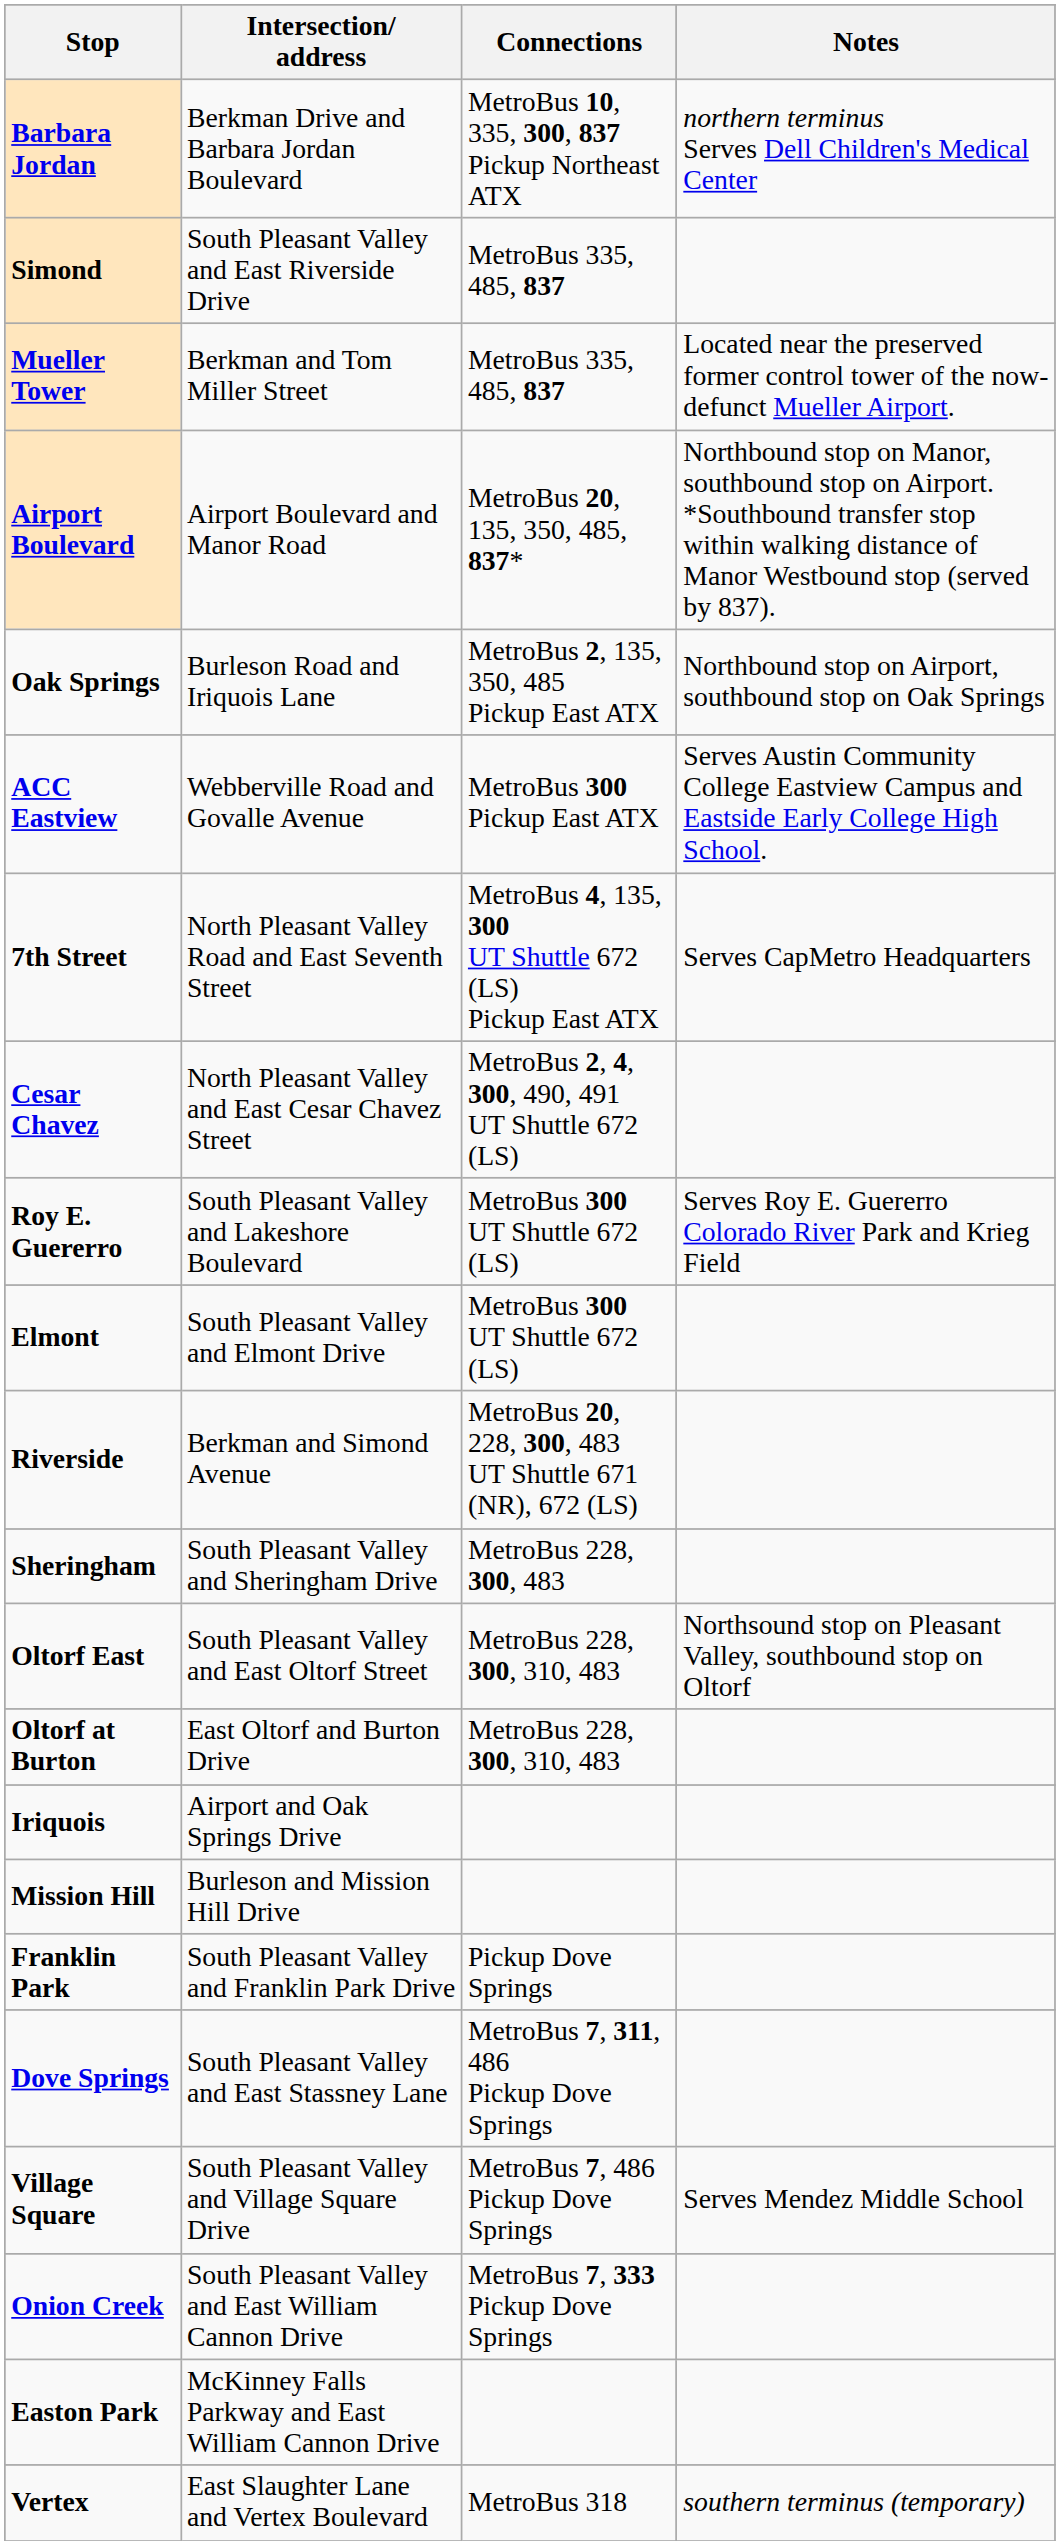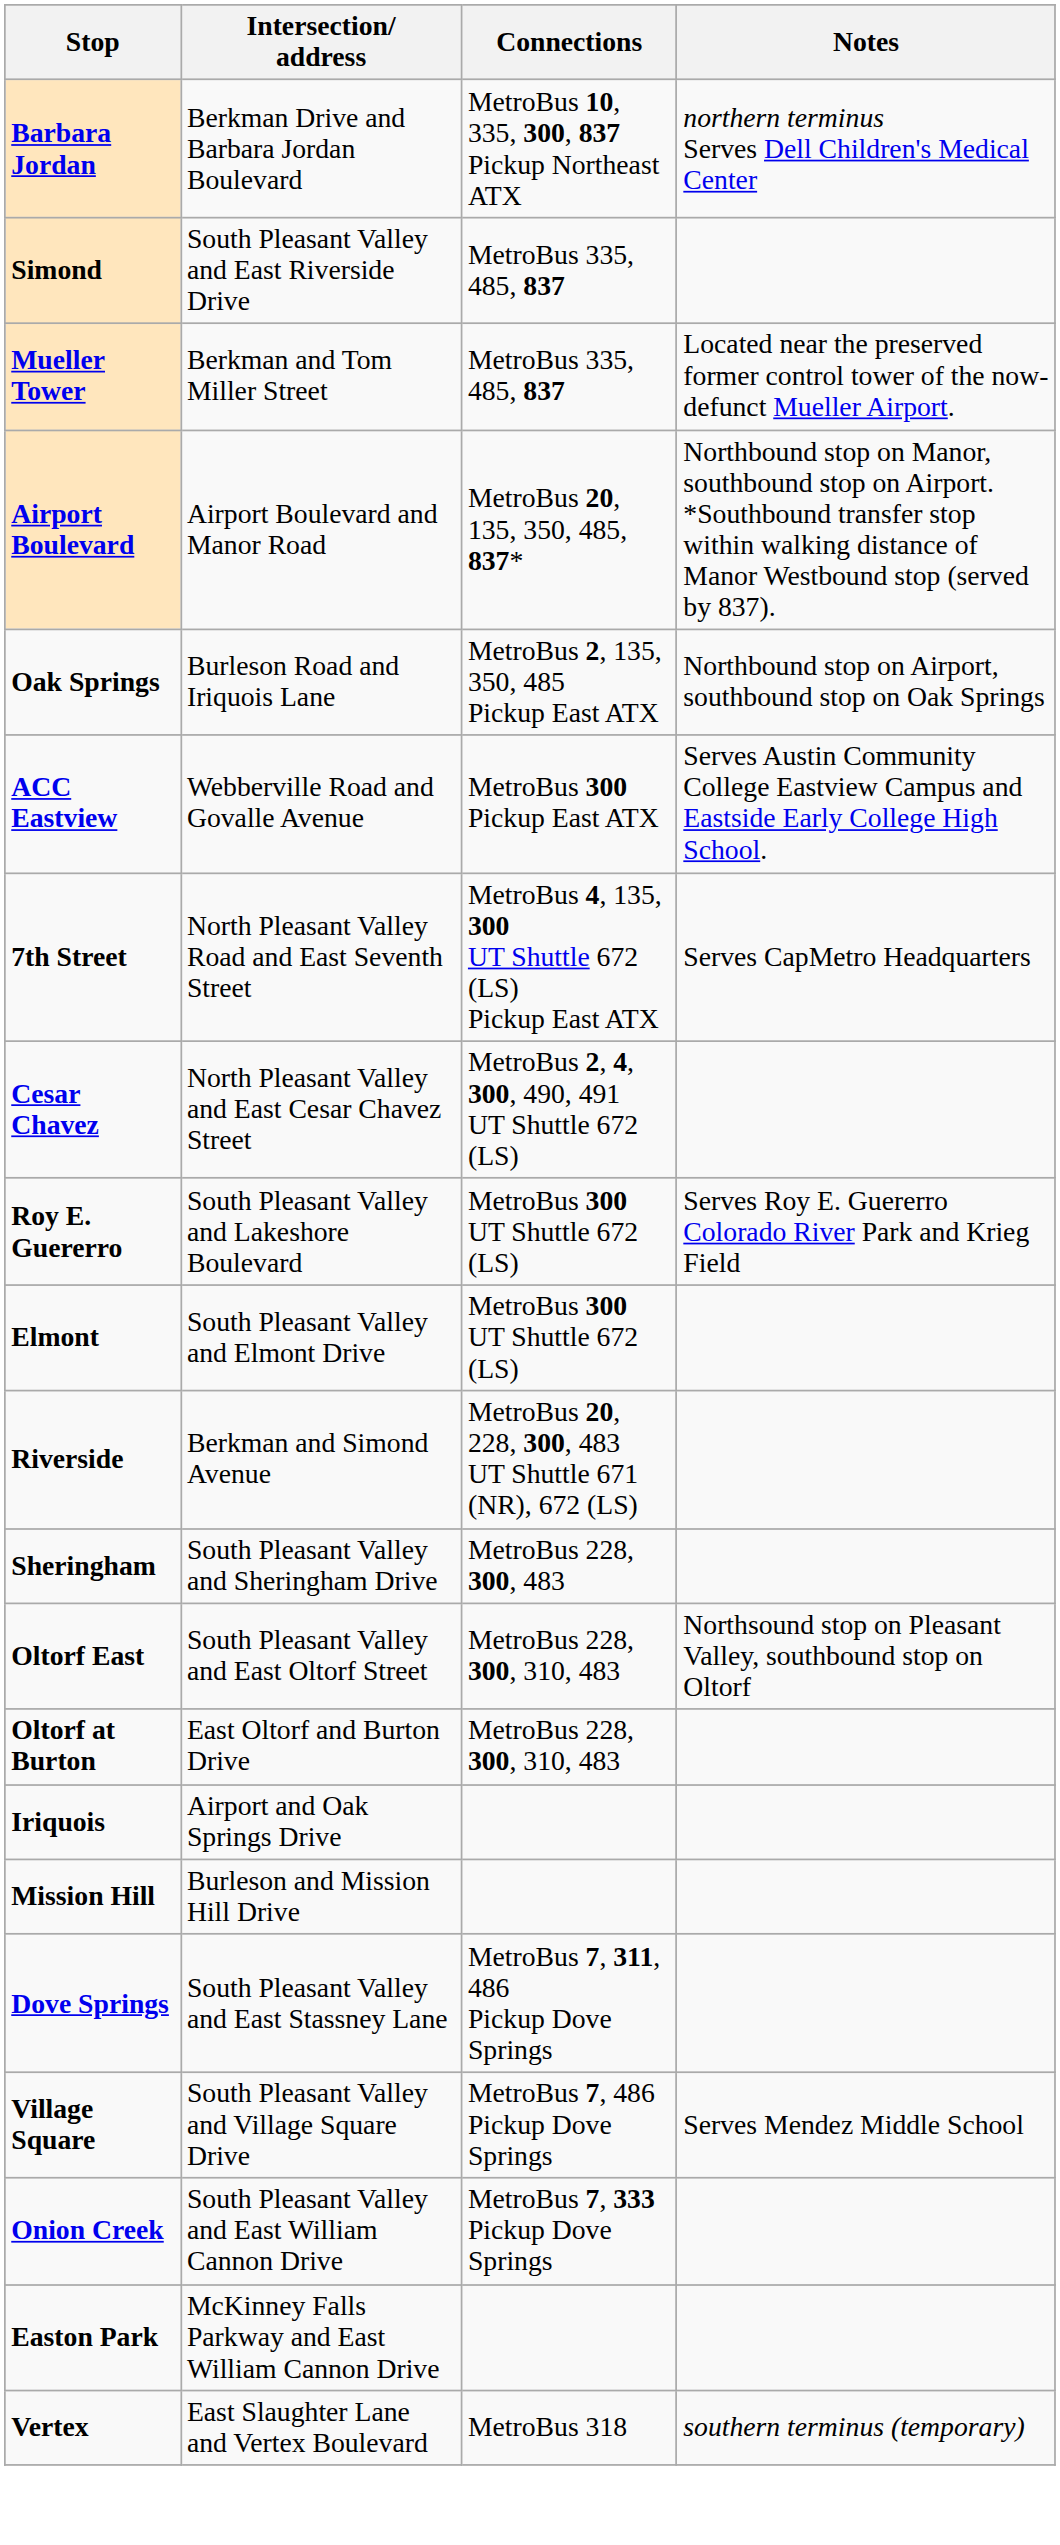- row: (64, 1971)
